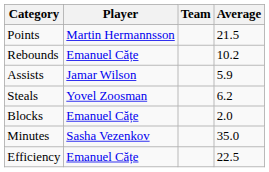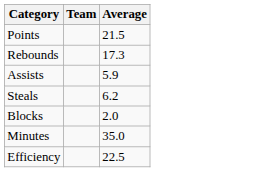- column: (121, 14)
(228, 55) 10.2 -> (114, 55) 17.3
